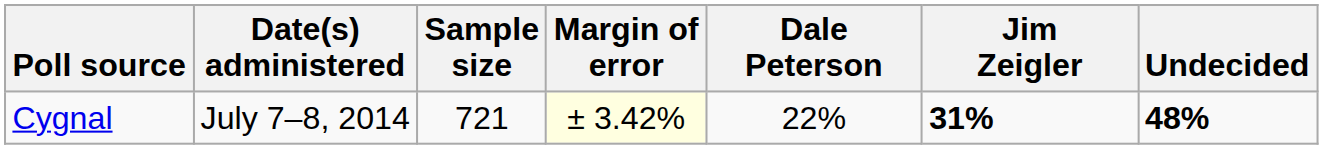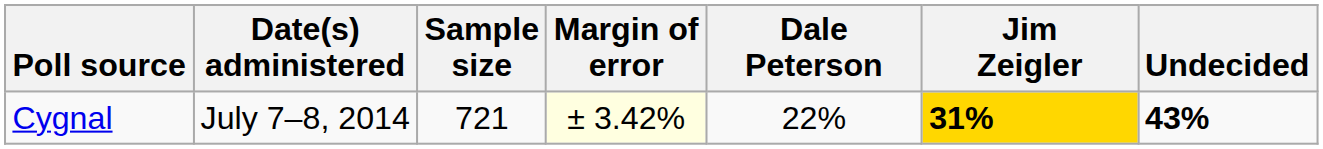(961, 117) no background -> (961, 117) gold background
(1177, 117) 48% -> (1177, 117) 43%
